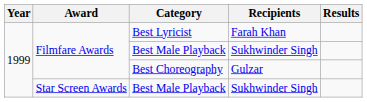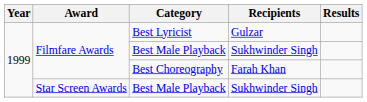(258, 32) Farah Khan -> (247, 32) Gulzar
(247, 69) Gulzar -> (258, 69) Farah Khan
